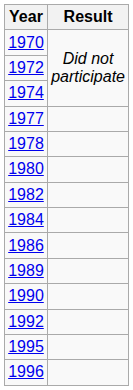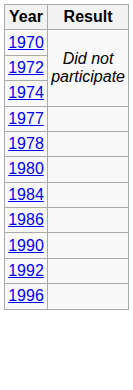- row: (26, 194)
- row: (26, 270)
- row: (26, 347)
